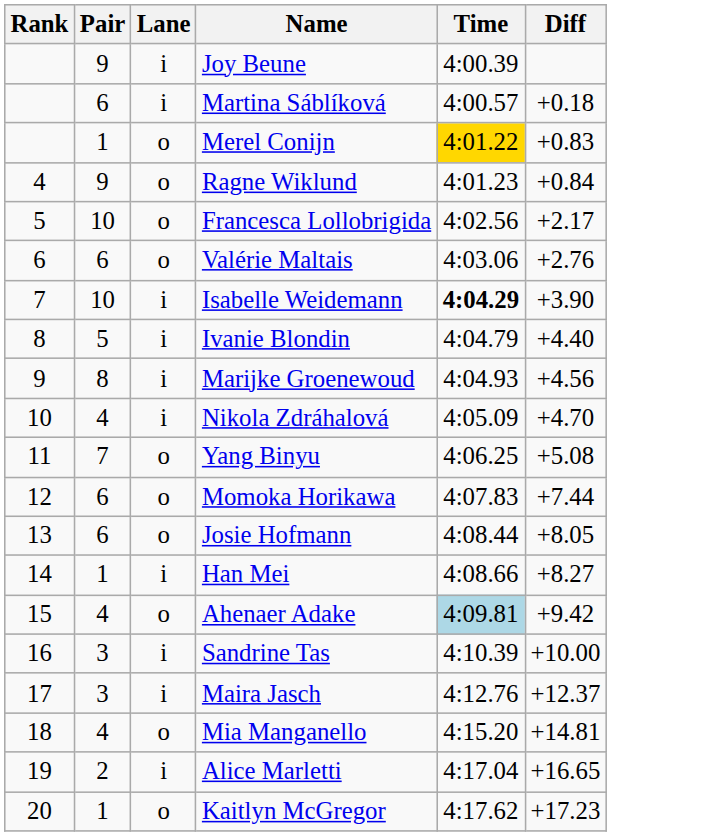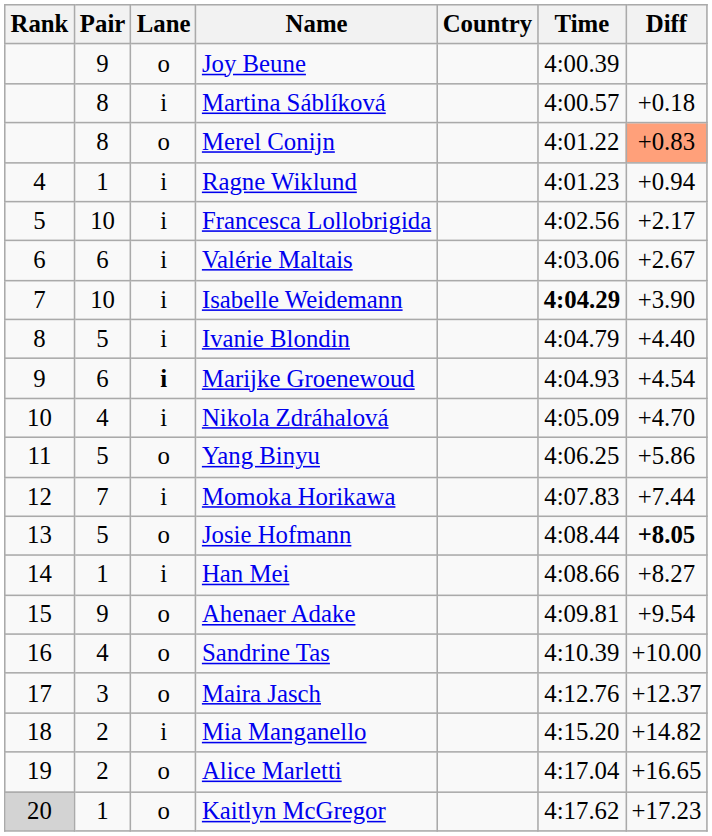+ column: (487, 24)
(164, 63) i -> (164, 63) o
(103, 102) 6 -> (103, 102) 8
(103, 142) 1 -> (103, 142) 8
(481, 142) gold background -> (582, 142) no background
(565, 142) no background -> (666, 142) lightsalmon background
(103, 181) 9 -> (103, 181) 1
(164, 181) o -> (164, 181) i
(565, 181) +0.84 -> (666, 181) +0.94
(164, 220) o -> (164, 220) i
(164, 260) o -> (164, 260) i
(565, 260) +2.76 -> (666, 260) +2.67
(103, 378) 8 -> (103, 378) 6
(164, 378) normal -> (164, 378) bold
(565, 378) +4.56 -> (666, 378) +4.54
(103, 456) 7 -> (103, 456) 5
(565, 456) +5.08 -> (666, 456) +5.86
(103, 496) 6 -> (103, 496) 7
(164, 496) o -> (164, 496) i
(103, 535) 6 -> (103, 535) 5
(565, 535) normal -> (666, 535) bold
(103, 614) 4 -> (103, 614) 9
(481, 614) lightblue background -> (582, 614) no background
(565, 614) +9.42 -> (666, 614) +9.54
(103, 653) 3 -> (103, 653) 4
(164, 653) i -> (164, 653) o
(164, 692) i -> (164, 692) o
(103, 732) 4 -> (103, 732) 2
(164, 732) o -> (164, 732) i
(565, 732) +14.81 -> (666, 732) +14.82
(164, 771) i -> (164, 771) o
(39, 810) no background -> (39, 810) lightgrey background
